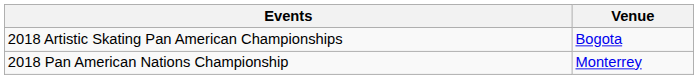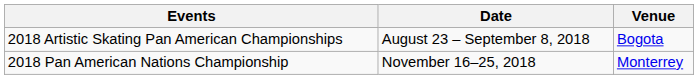+ column: (496, 16)
